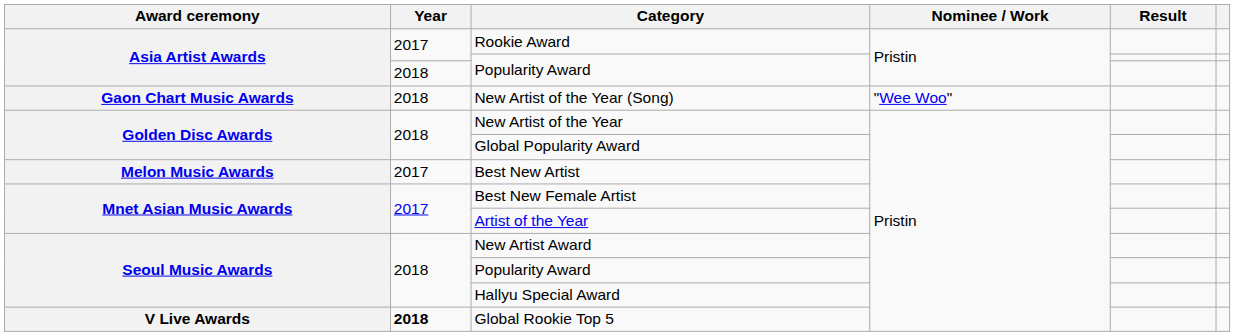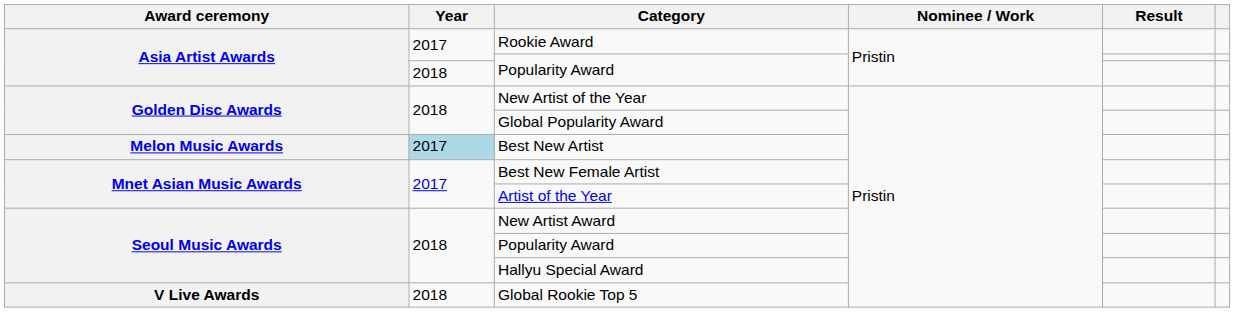- row: (197, 97)
(411, 171) no background -> (430, 147) lightblue background
(411, 319) bold -> (430, 294) normal
